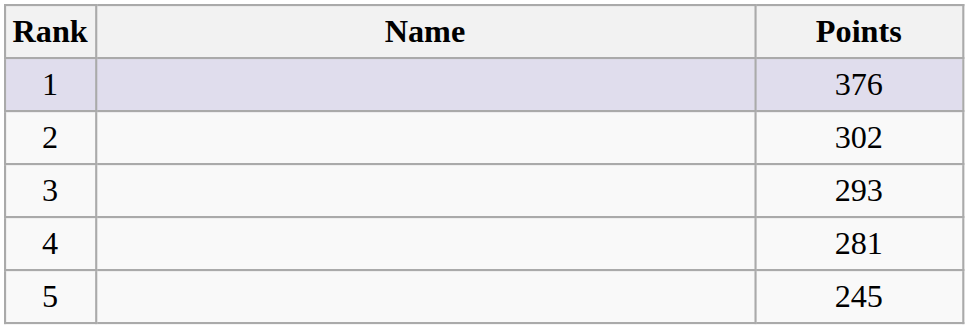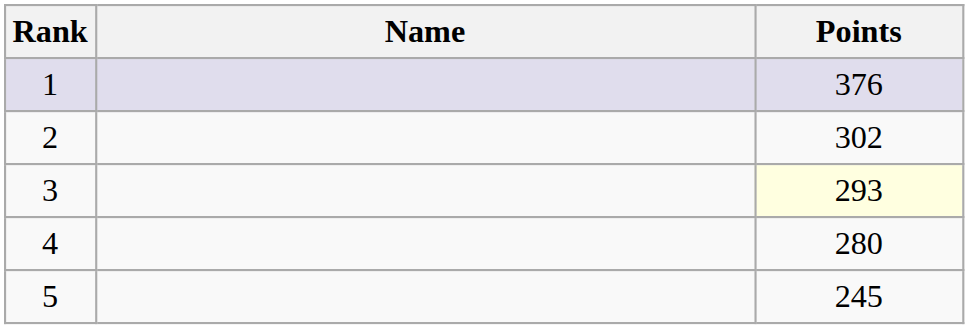(859, 190) no background -> (859, 190) lightyellow background
(859, 243) 281 -> (859, 243) 280
